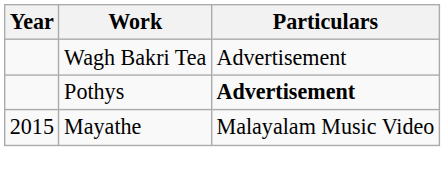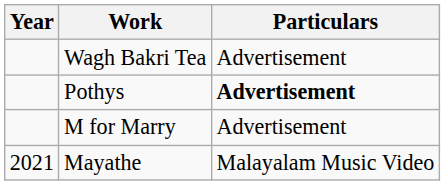+ row: (120, 127)
(32, 127) 2015 -> (32, 162) 2021
